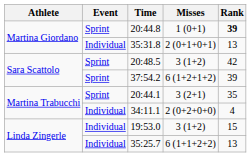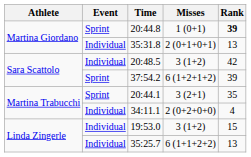(97, 62) Sprint -> (105, 62) Individual
